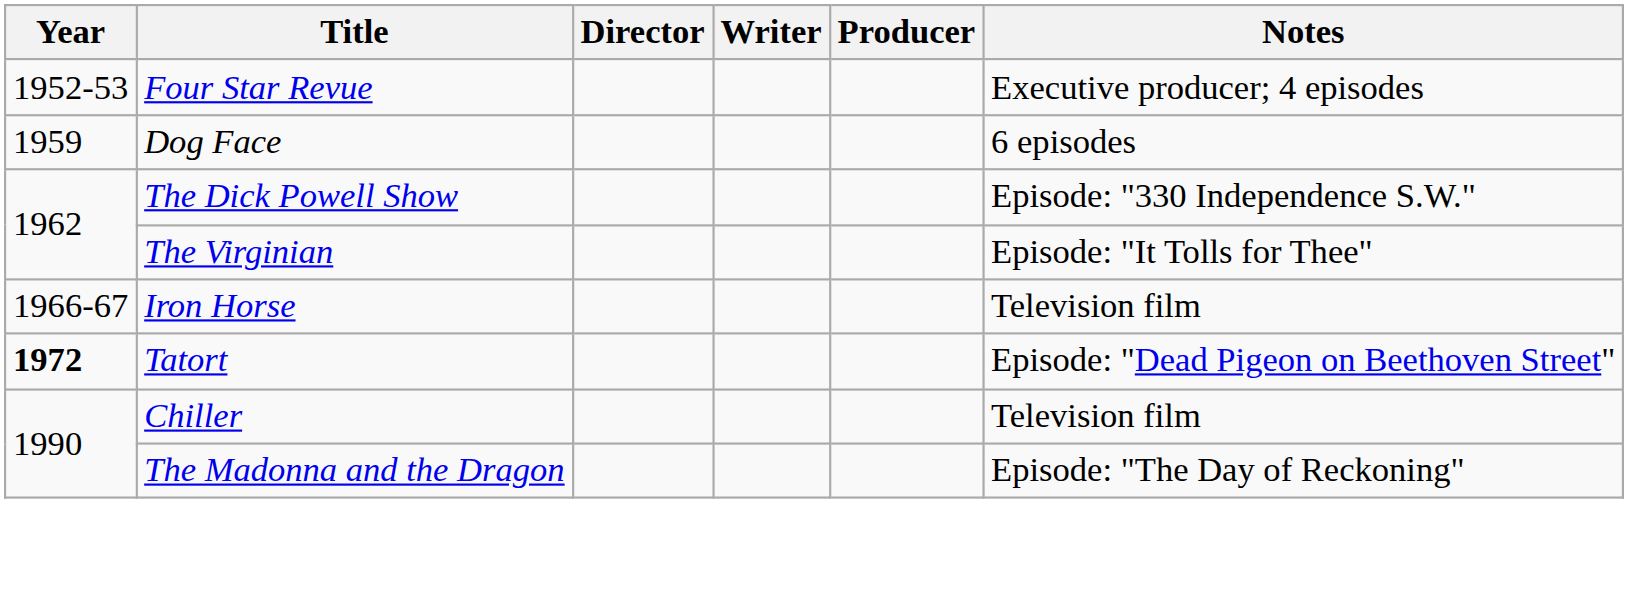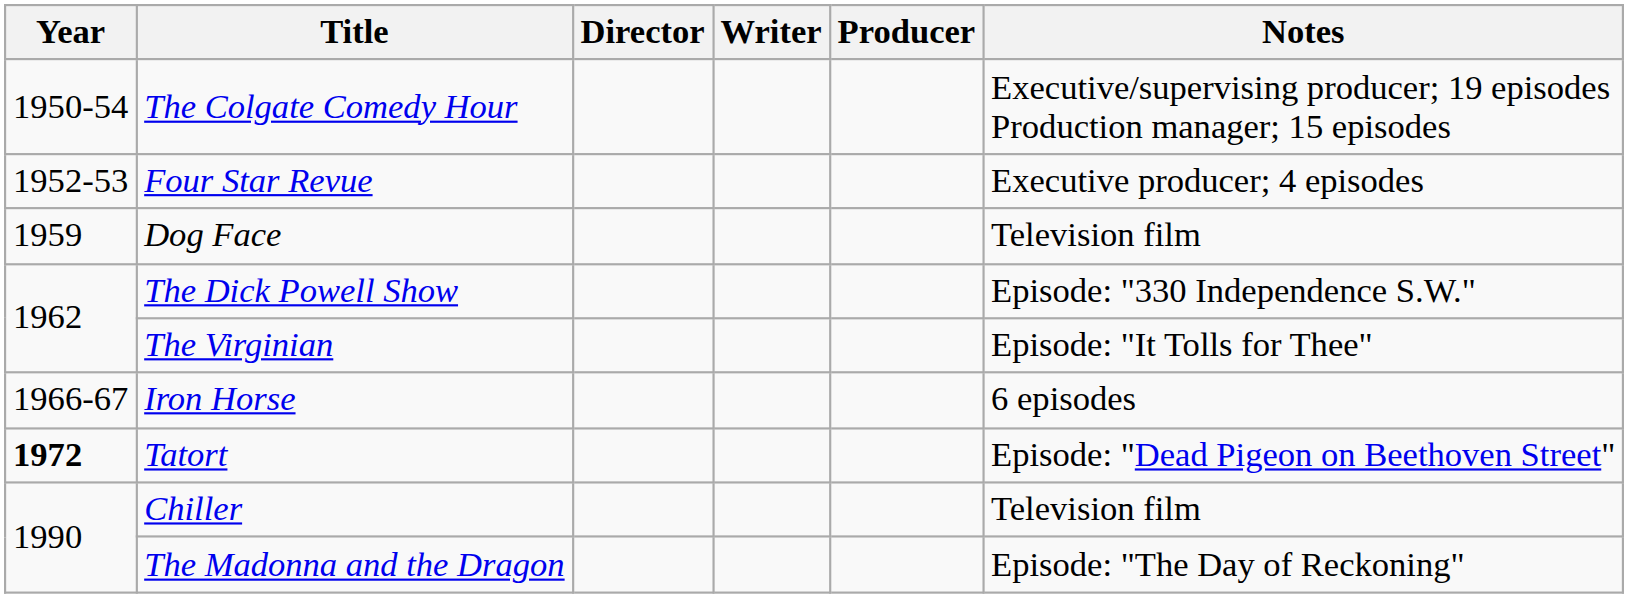+ row: (331, 106)
(1064, 141) 6 episodes -> (1096, 235) Television film
(1096, 305) Television film -> (1064, 399) 6 episodes
